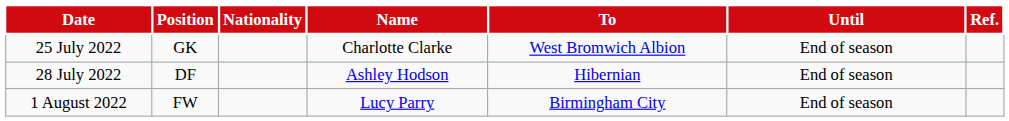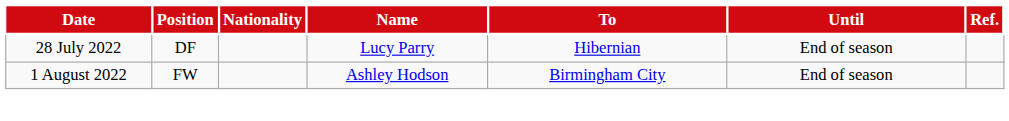- row: (79, 48)
(397, 75) Ashley Hodson -> (397, 48) Lucy Parry
(397, 102) Lucy Parry -> (397, 75) Ashley Hodson
